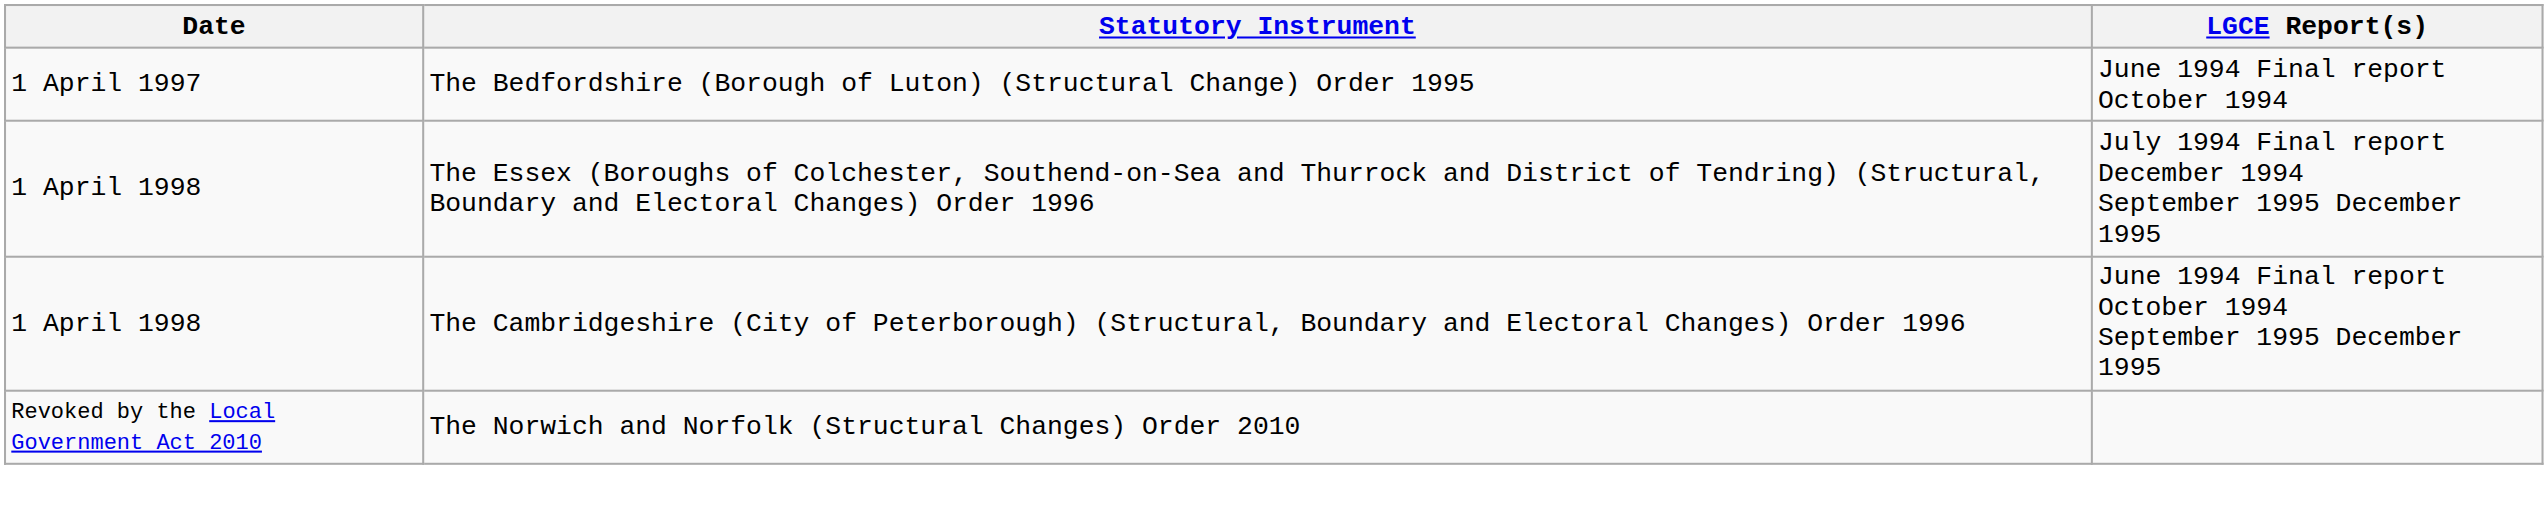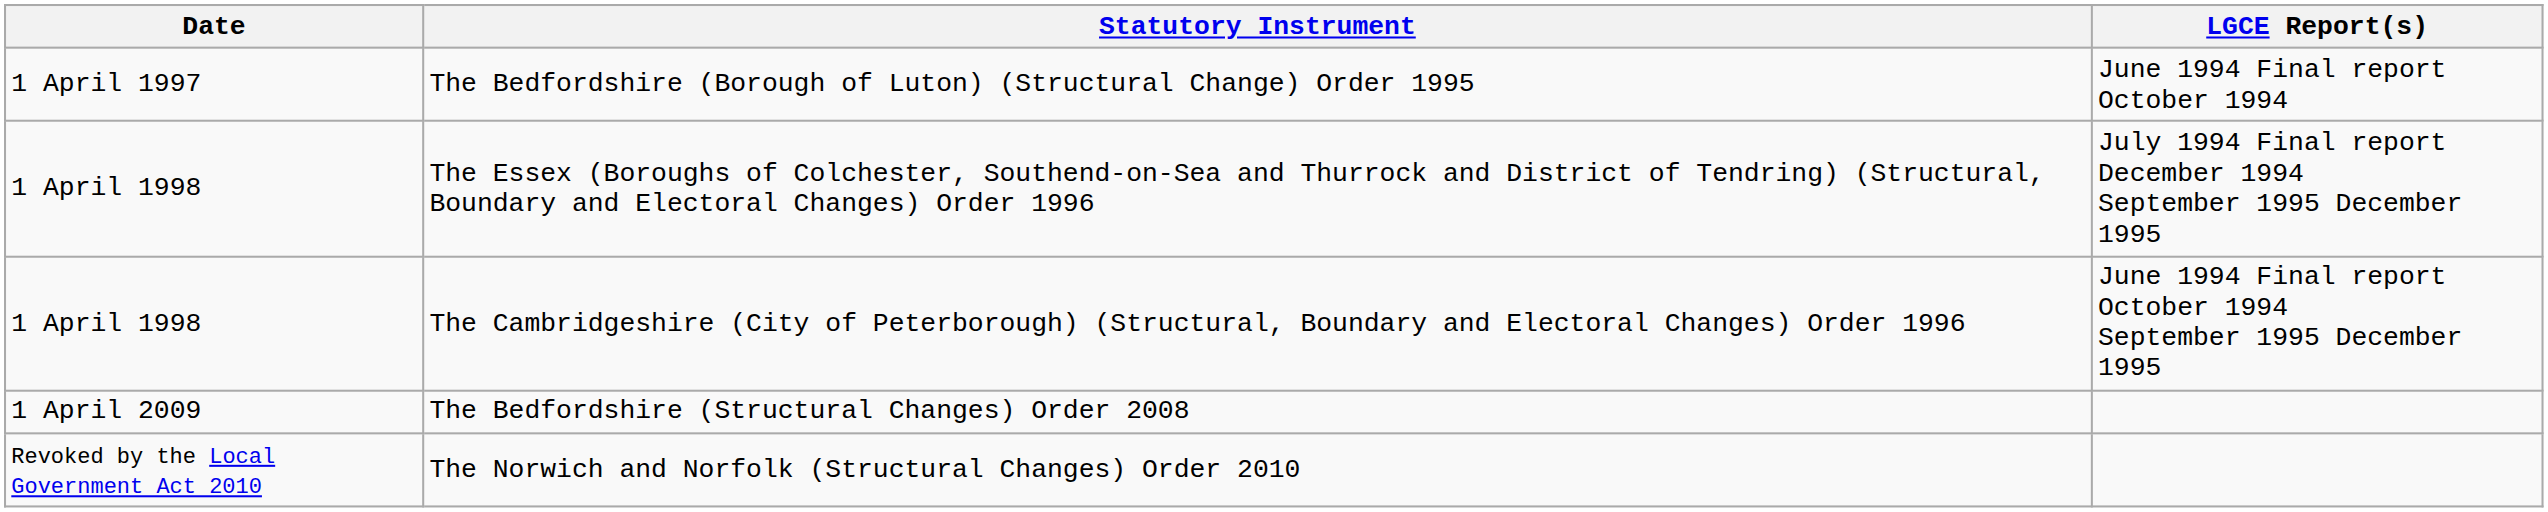+ row: (809, 412)
